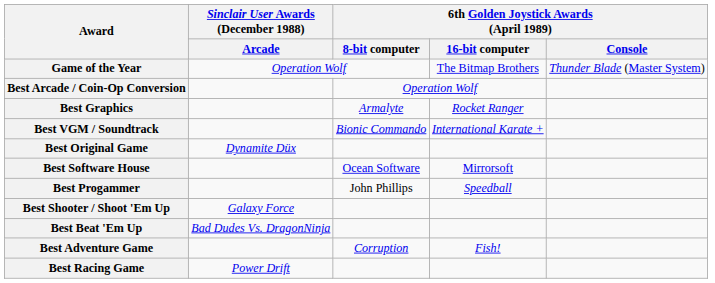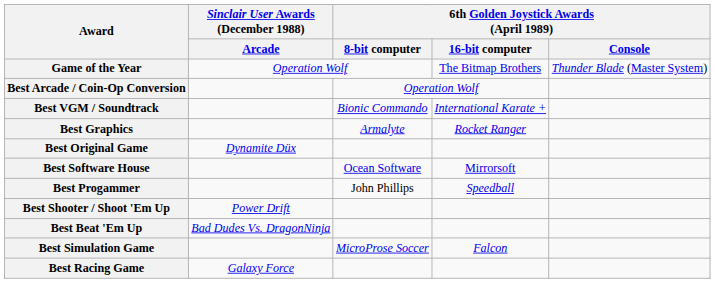rows swapped: (96, 108) <-> (96, 128)
(261, 208) Galaxy Force -> (261, 208) Power Drift
- row: (96, 248)
+ row: (96, 248)
(261, 268) Power Drift -> (261, 268) Galaxy Force
